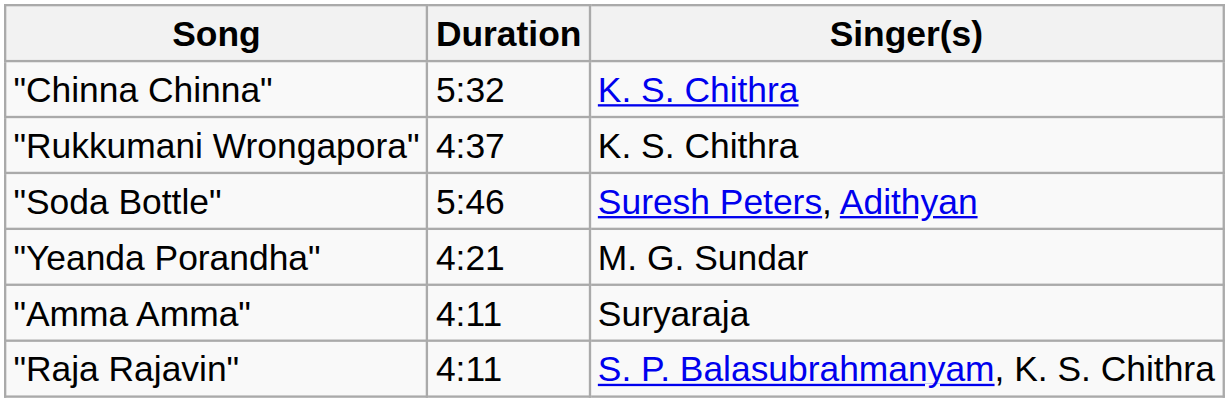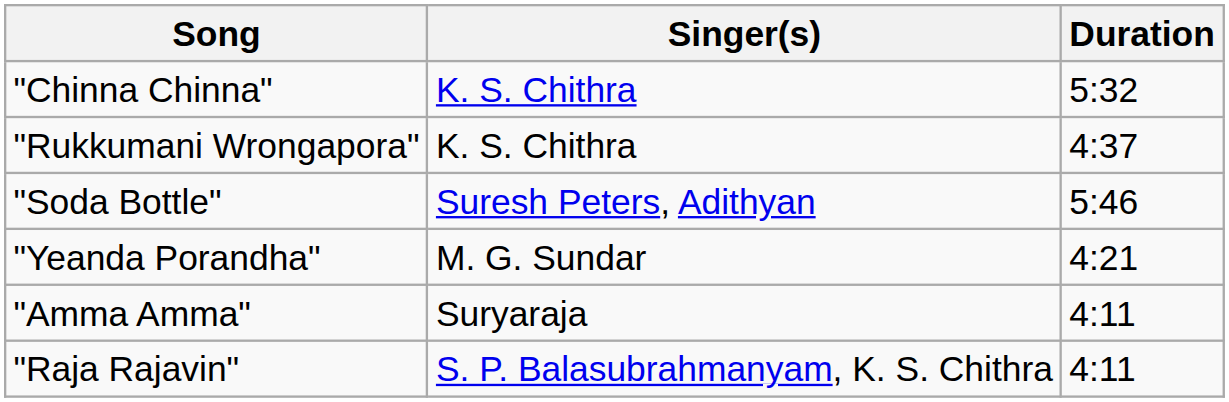columns swapped: (906, 33) <-> (509, 33)
